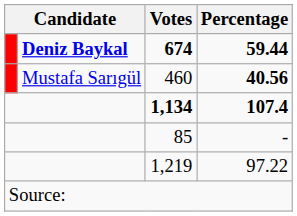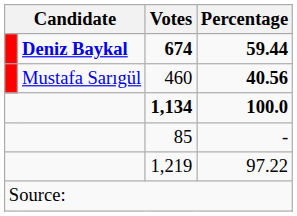(267, 107) 107.4 -> (267, 107) 100.0
